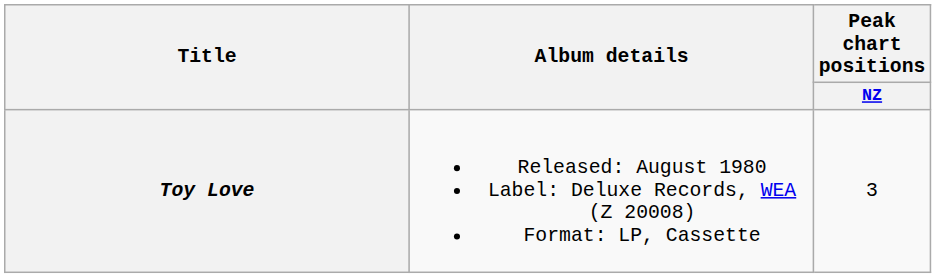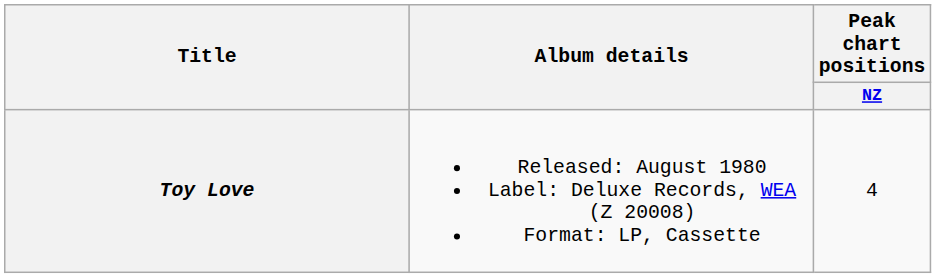(872, 190) 3 -> (872, 190) 4
